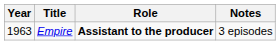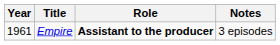(19, 31) 1963 -> (19, 31) 1961
